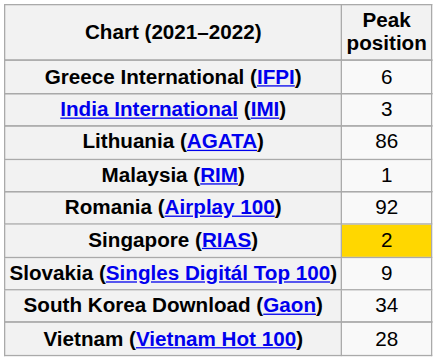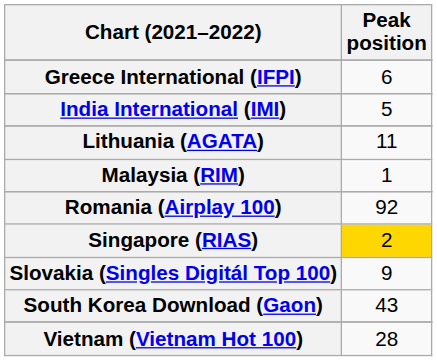(387, 109) 3 -> (387, 109) 5
(387, 142) 86 -> (387, 142) 11
(387, 305) 34 -> (387, 305) 43
